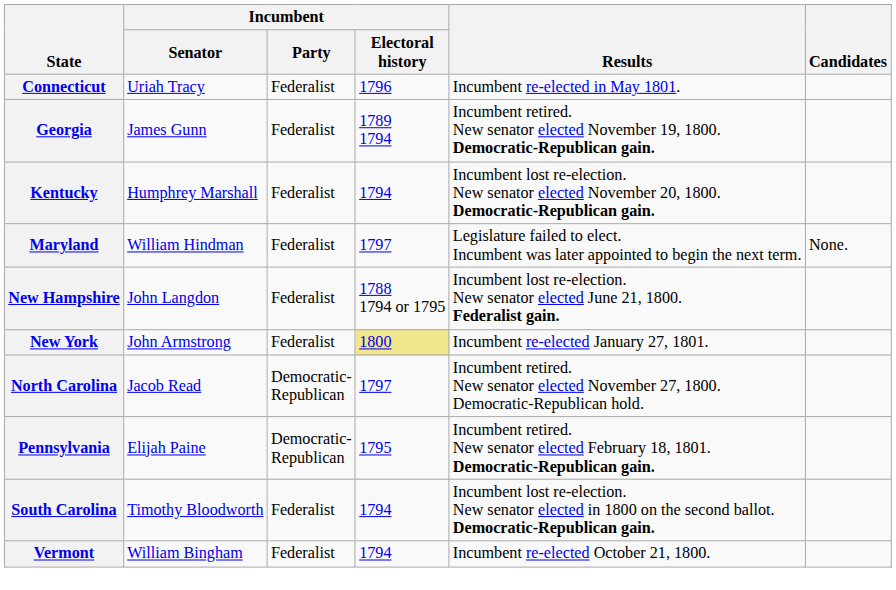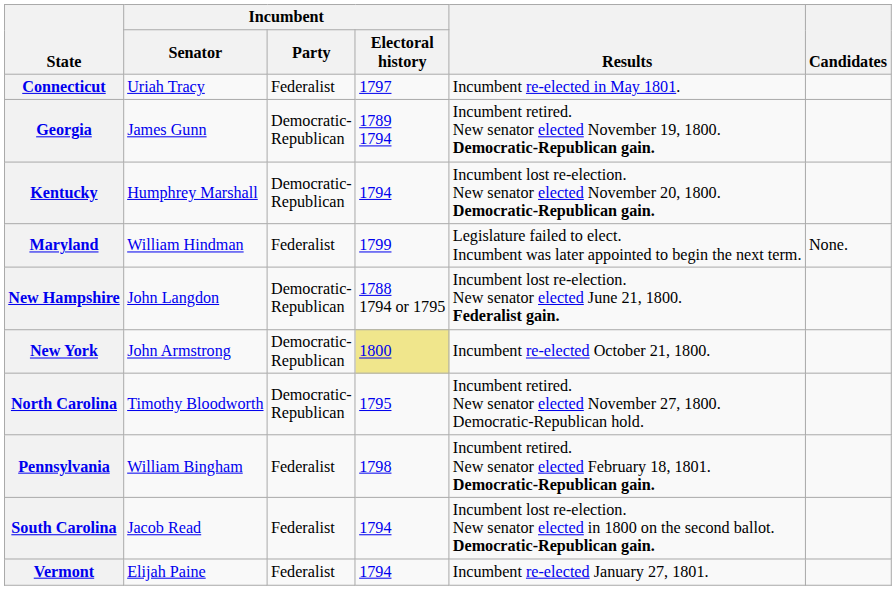(375, 86) 1796 -> (375, 86) 1797
(303, 130) Federalist -> (311, 130) Democratic- Republican
(303, 192) Federalist -> (311, 192) Democratic- Republican
(375, 245) 1797 -> (375, 245) 1799
(303, 298) Federalist -> (311, 298) Democratic- Republican
(303, 342) Federalist -> (311, 351) Democratic- Republican
(581, 342) Incumbent re-elected January 27, 1801. -> (582, 351) Incumbent re-elected October 21, 1800.
(164, 385) Jacob Read -> (195, 404) Timothy Bloodworth
(375, 385) 1797 -> (375, 404) 1795
(166, 447) Elijah Paine -> (185, 466) William Bingham
(311, 447) Democratic- Republican -> (303, 466) Federalist
(375, 447) 1795 -> (375, 466) 1798
(195, 509) Timothy Bloodworth -> (164, 528) Jacob Read
(185, 553) William Bingham -> (166, 571) Elijah Paine
(582, 553) Incumbent re-elected October 21, 1800. -> (581, 571) Incumbent re-elected January 27, 1801.
